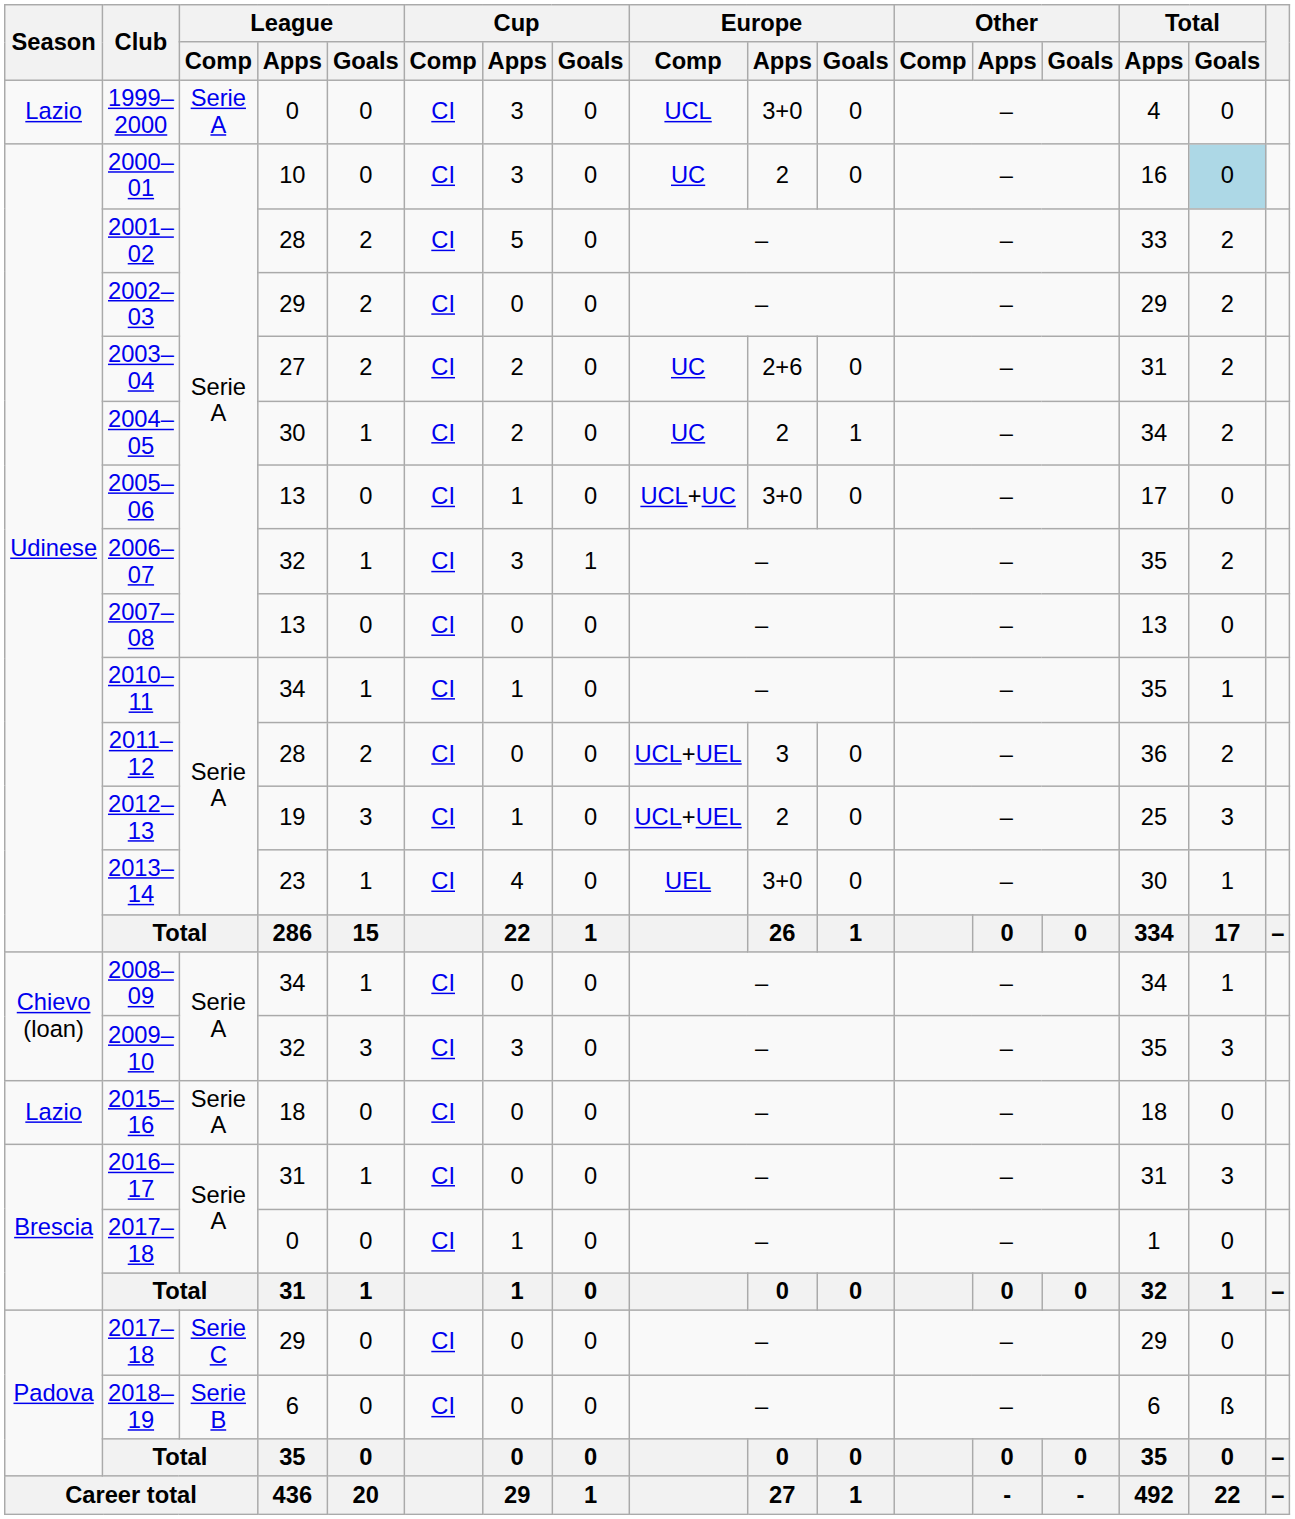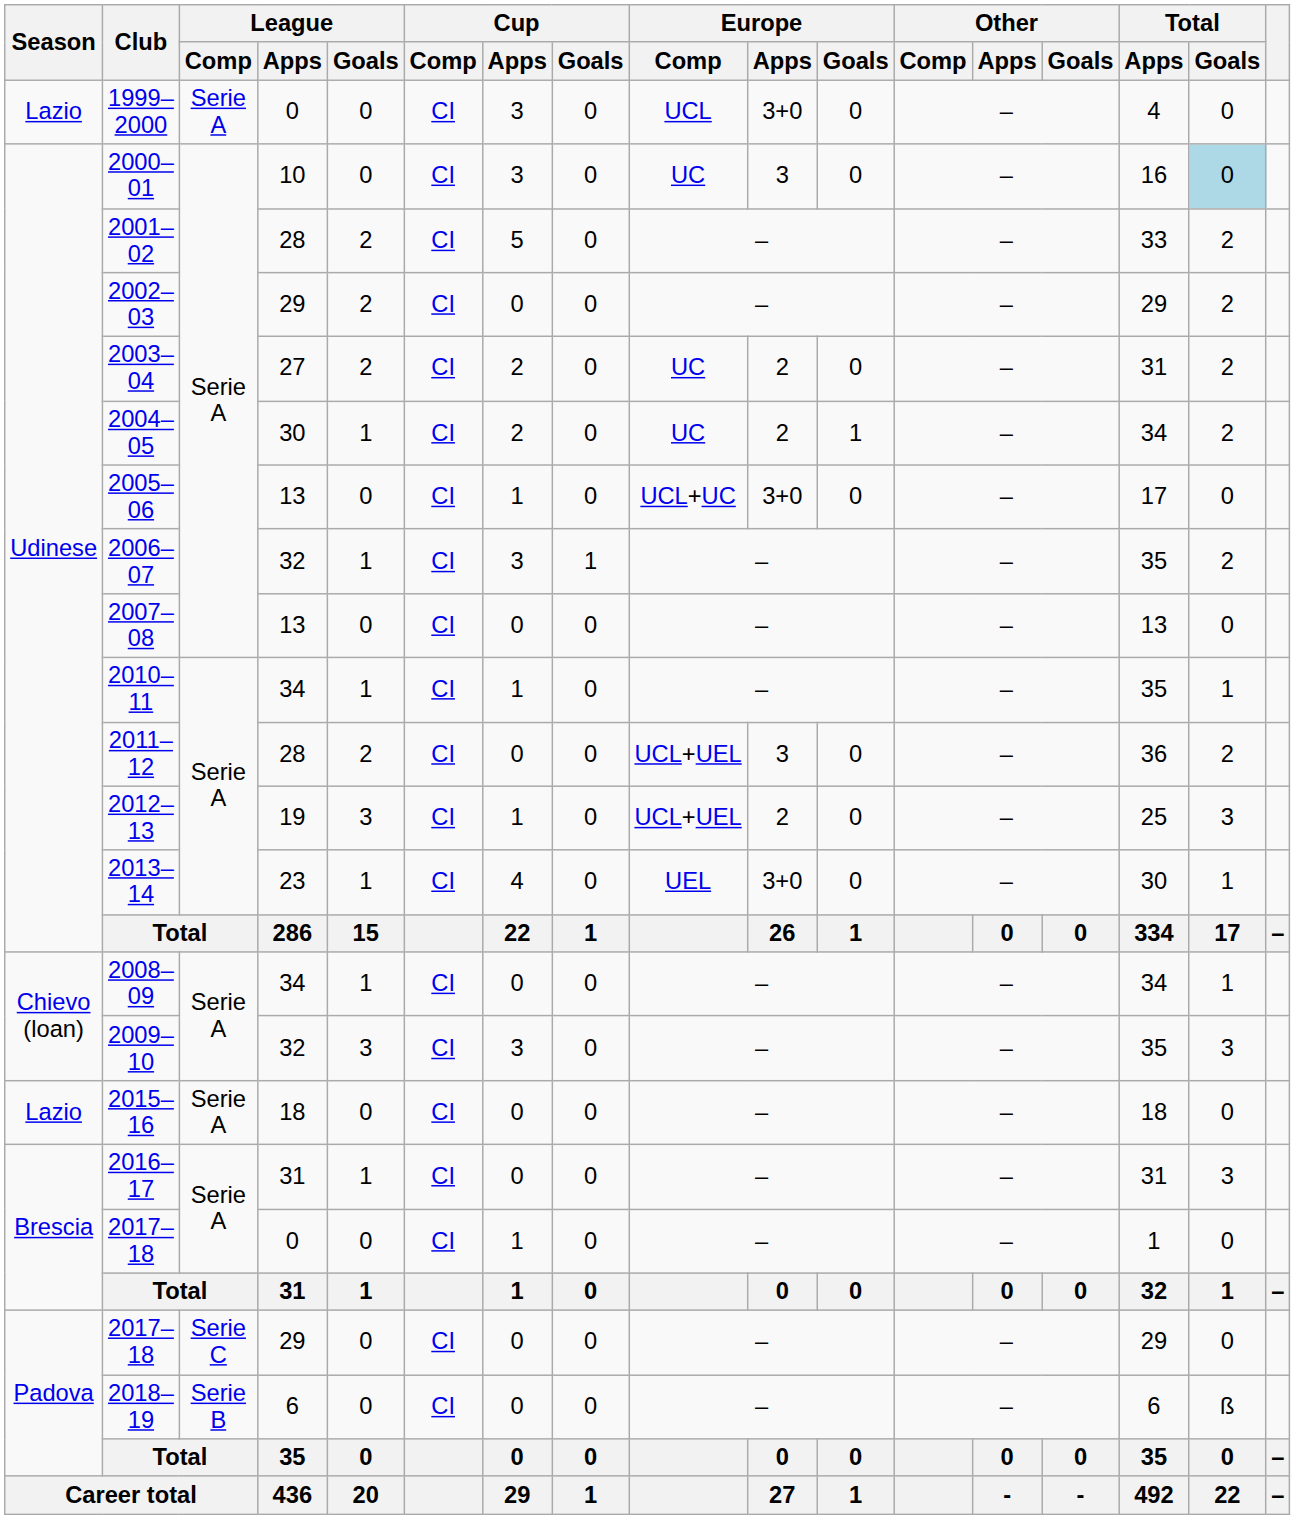(782, 175) 2 -> (782, 175) 3
(782, 368) 2+6 -> (782, 368) 2
